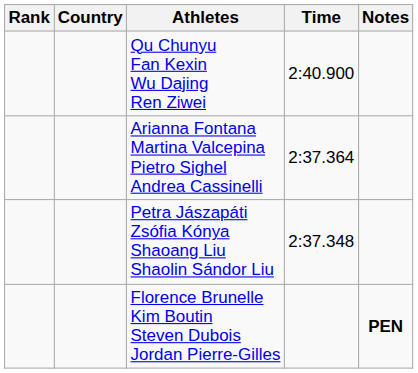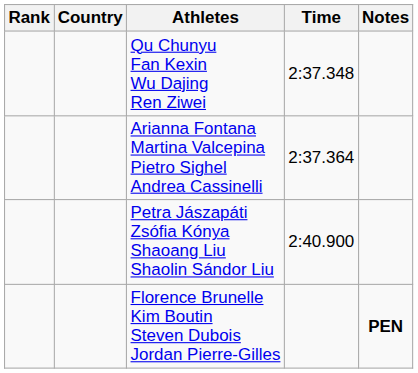(321, 73) 2:40.900 -> (321, 73) 2:37.348
(321, 241) 2:37.348 -> (321, 241) 2:40.900
